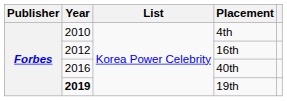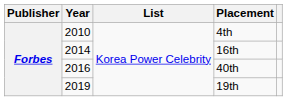(78, 50) 2012 -> (78, 50) 2014
(78, 86) bold -> (78, 86) normal
